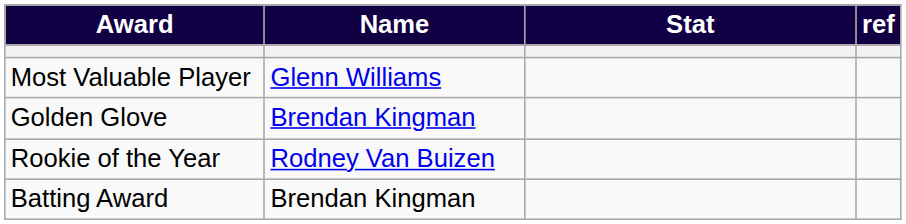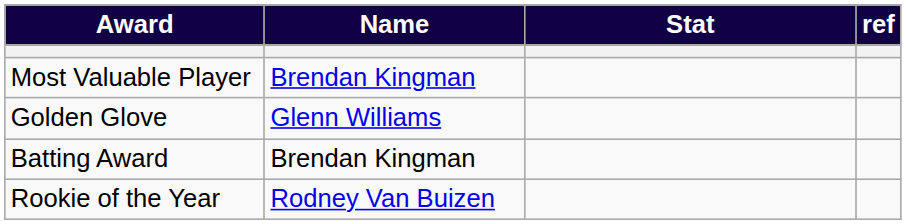(356, 77) Glenn Williams -> (373, 77) Brendan Kingman
(373, 117) Brendan Kingman -> (356, 117) Glenn Williams
rows swapped: (89, 199) <-> (115, 158)
